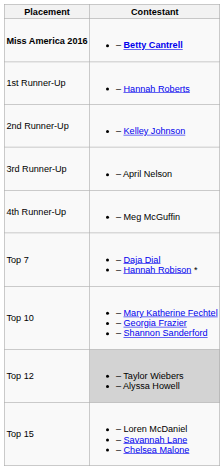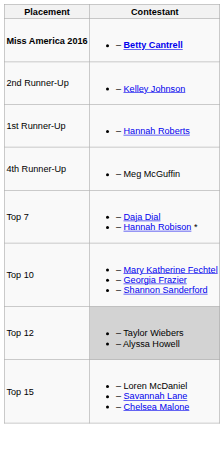rows swapped: (36, 83) <-> (38, 126)
- row: (37, 169)
